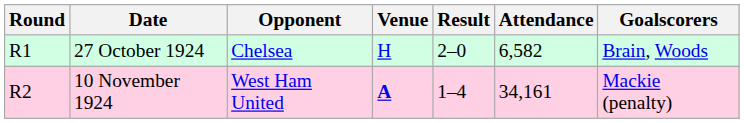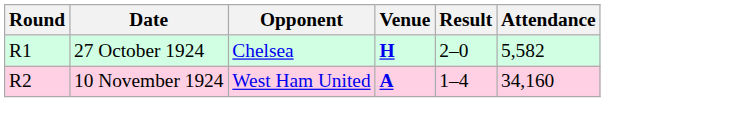- column: (668, 19)
(384, 50) normal -> (387, 50) bold
(521, 50) 6,582 -> (523, 50) 5,582
(525, 92) 34,161 -> (528, 81) 34,160
